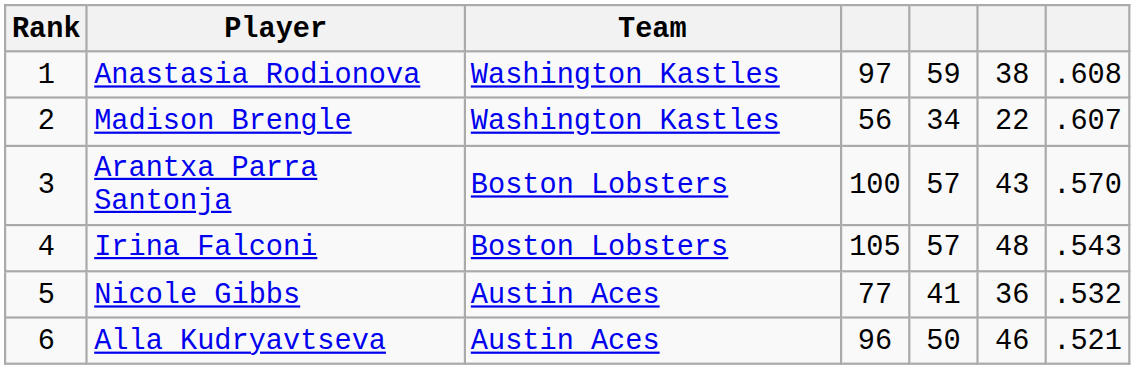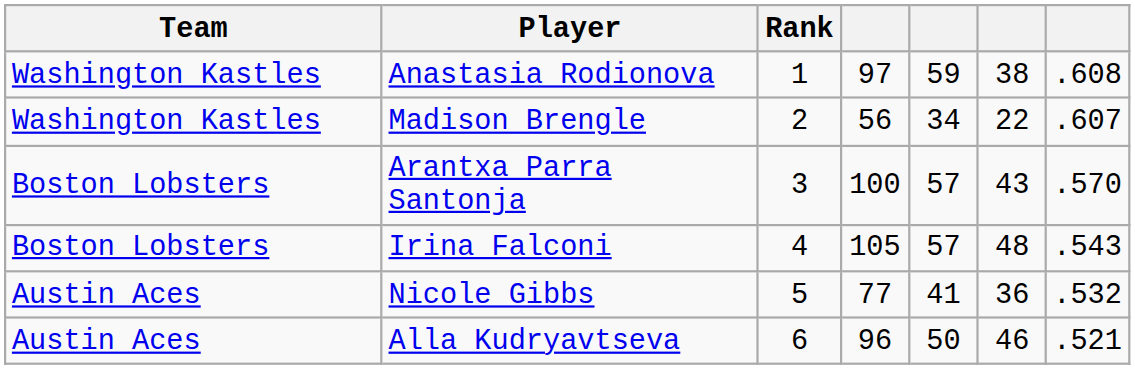columns swapped: (46, 28) <-> (652, 28)
